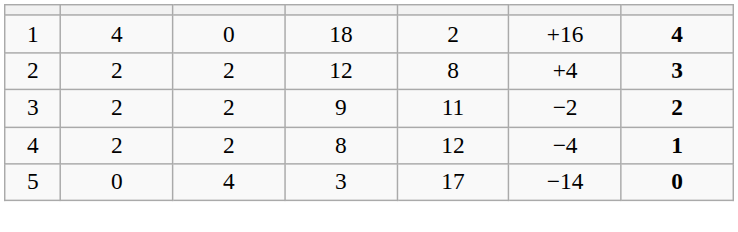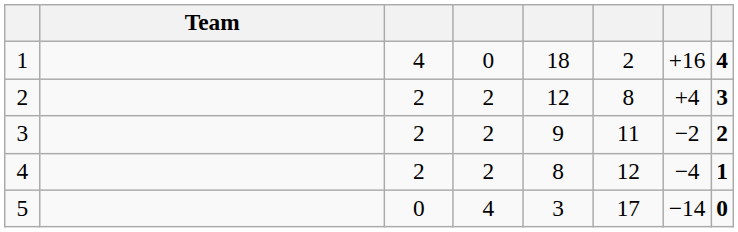+ column: (212, 23)
